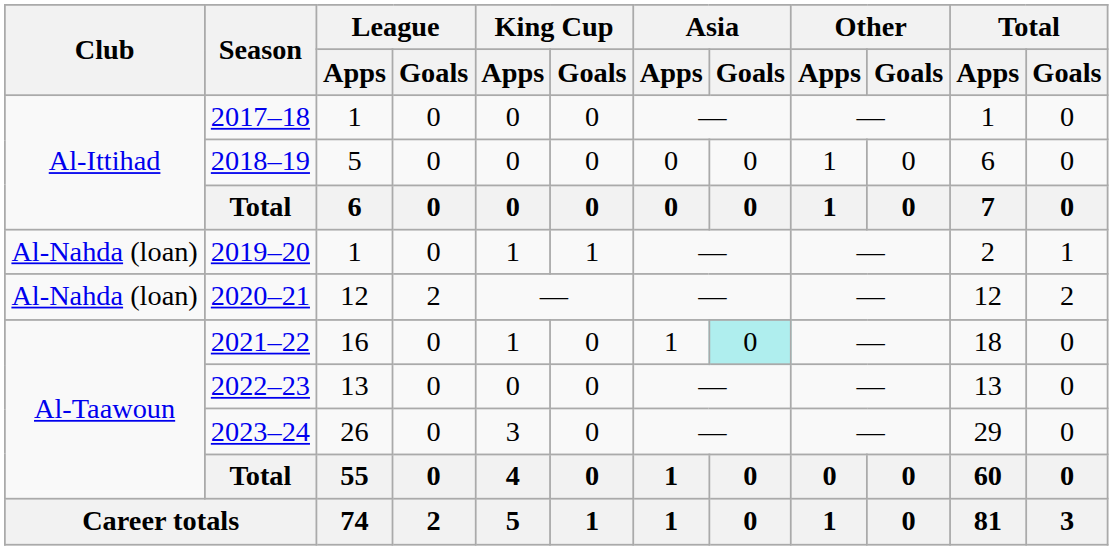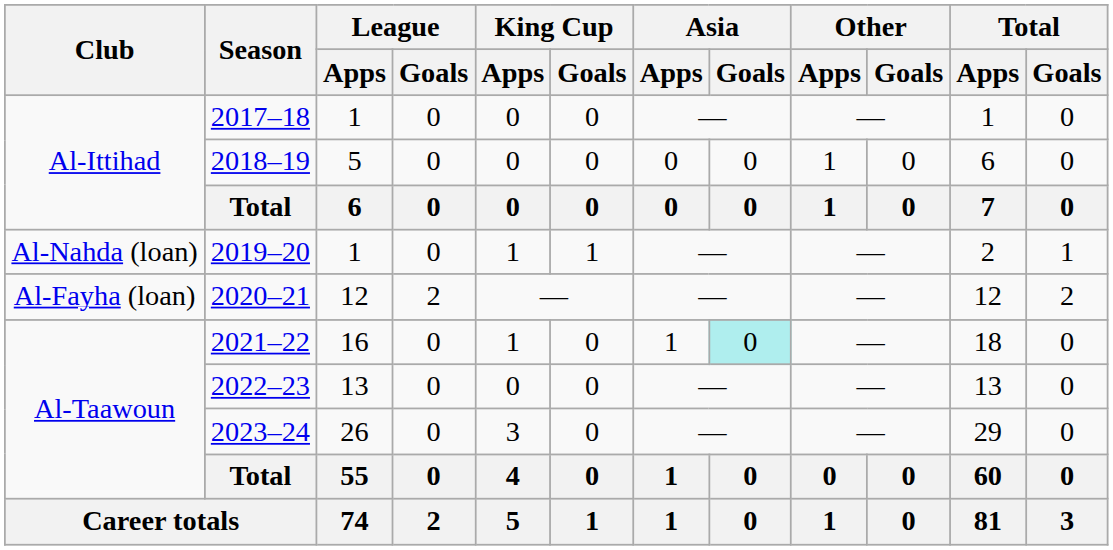(105, 296) Al-Nahda (loan) -> (105, 296) Al-Fayha (loan)
